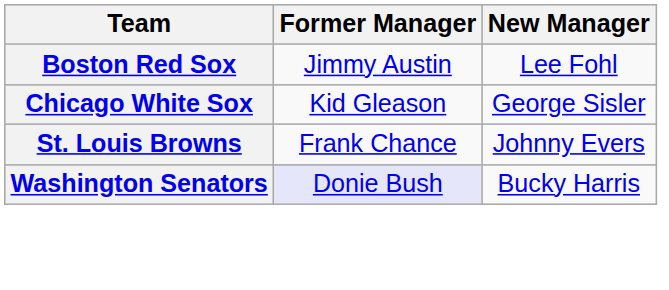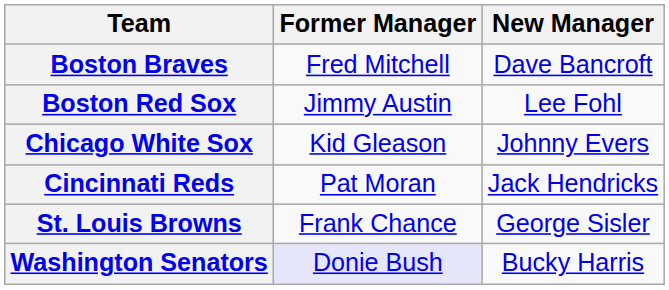+ row: (139, 64)
(569, 104) George Sisler -> (573, 143) Johnny Evers
+ row: (139, 183)
(569, 143) Johnny Evers -> (573, 223) George Sisler
